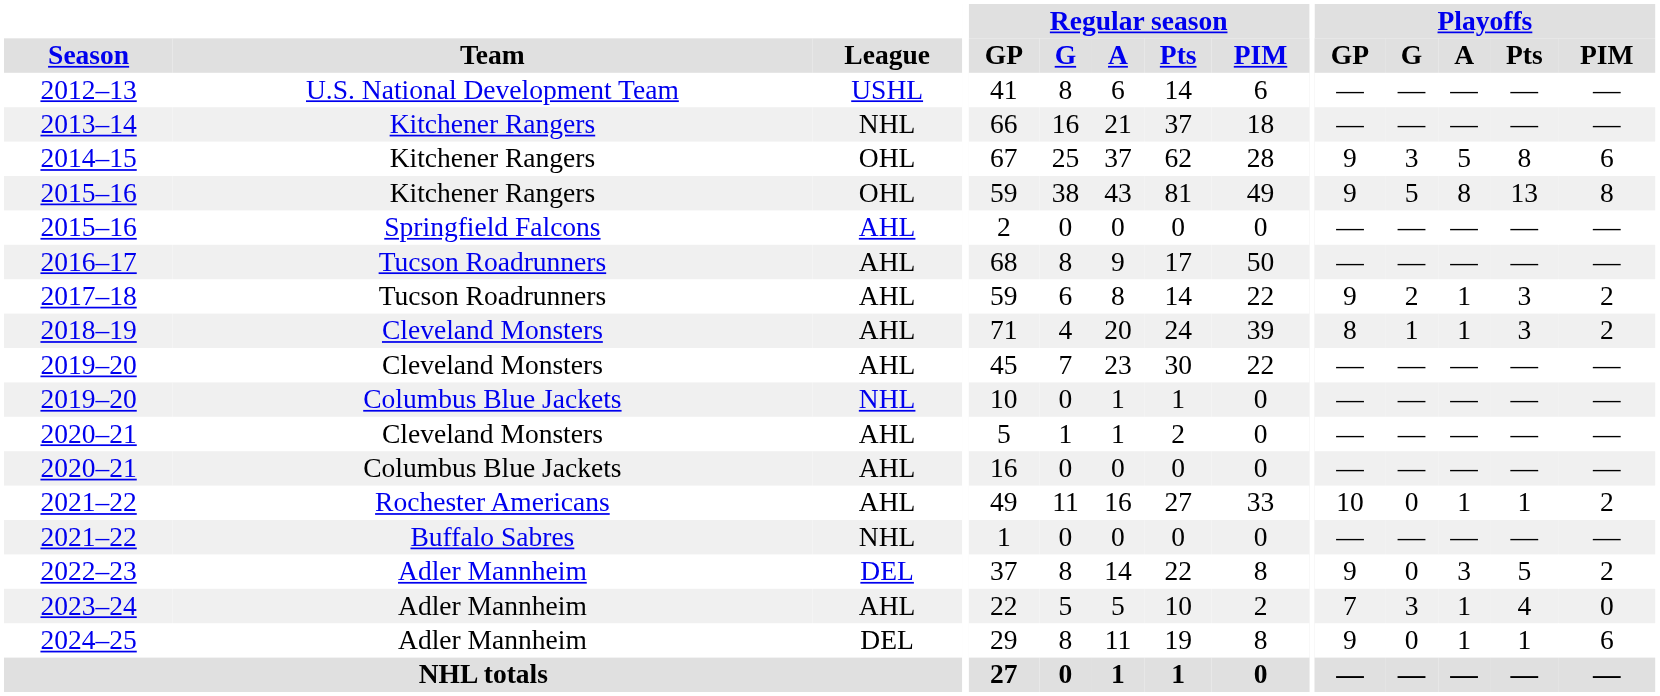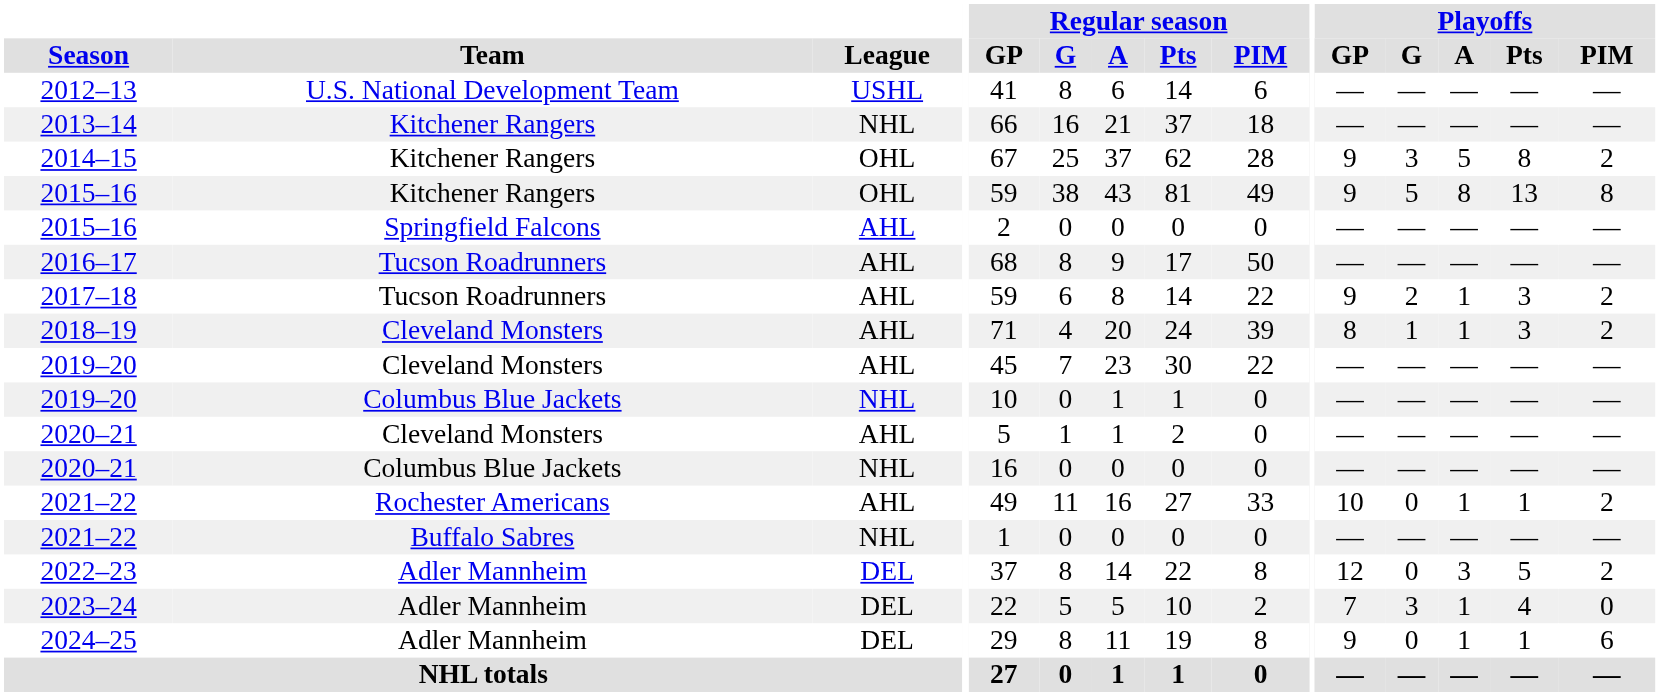(1607, 158) 6 -> (1607, 158) 2
(887, 468) AHL -> (887, 468) NHL
(1350, 571) 9 -> (1350, 571) 12
(887, 605) AHL -> (887, 605) DEL
